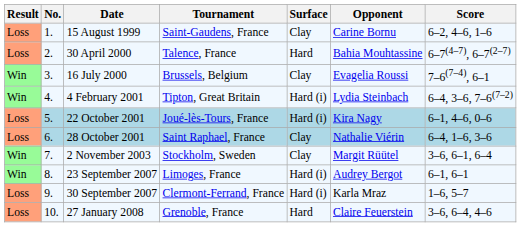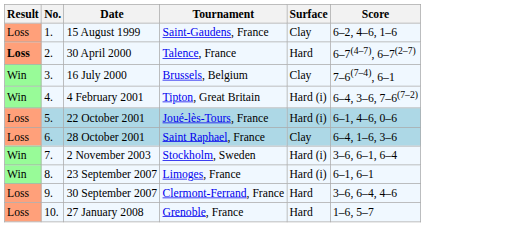- column: (378, 13)
(18, 52) normal -> (18, 52) bold
(300, 155) Clay -> (308, 155) Hard (i)
(308, 192) Hard (i) -> (301, 192) Hard
(448, 192) 1–6, 5–7 -> (365, 192) 3–6, 6–4, 4–6
(460, 211) 3–6, 6–4, 4–6 -> (353, 211) 1–6, 5–7
